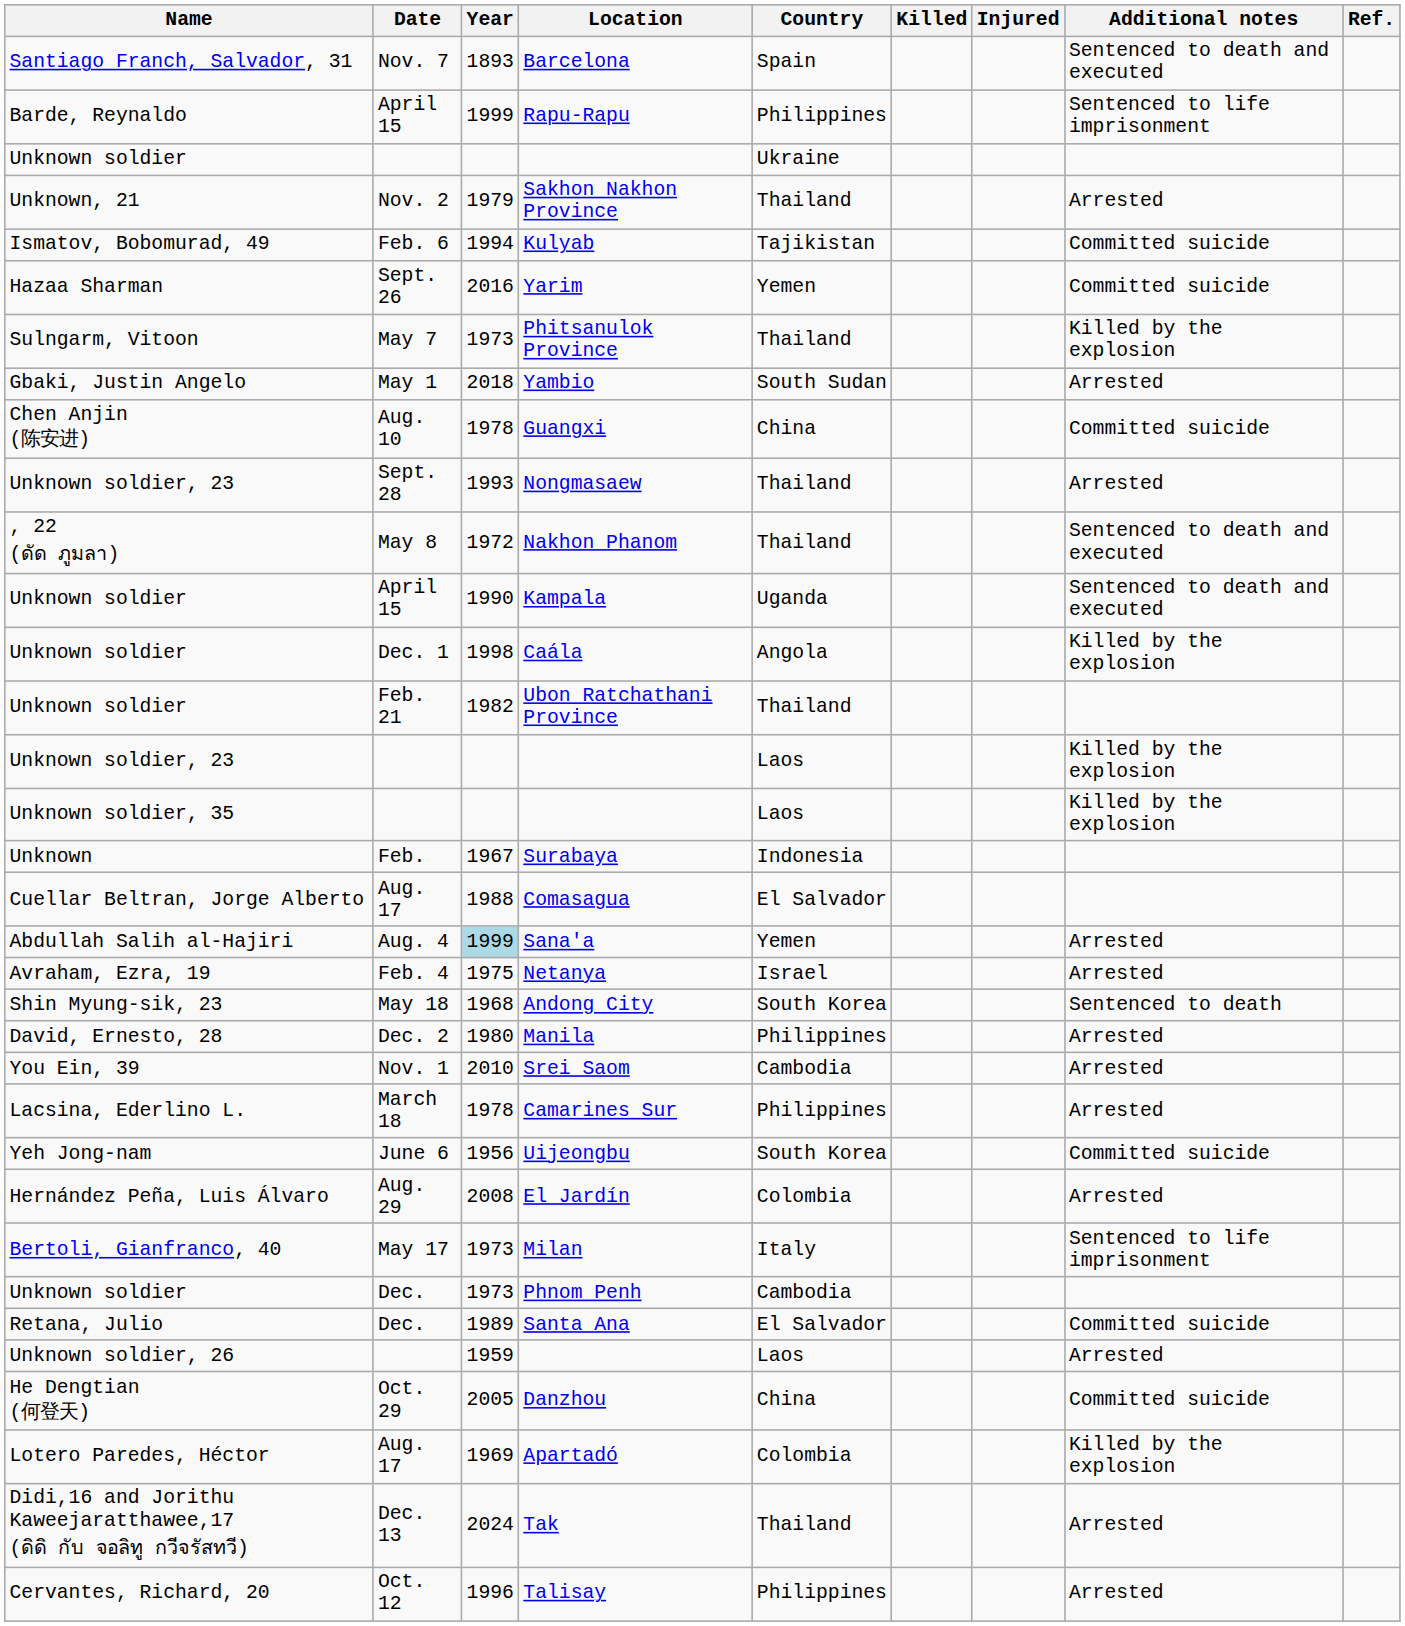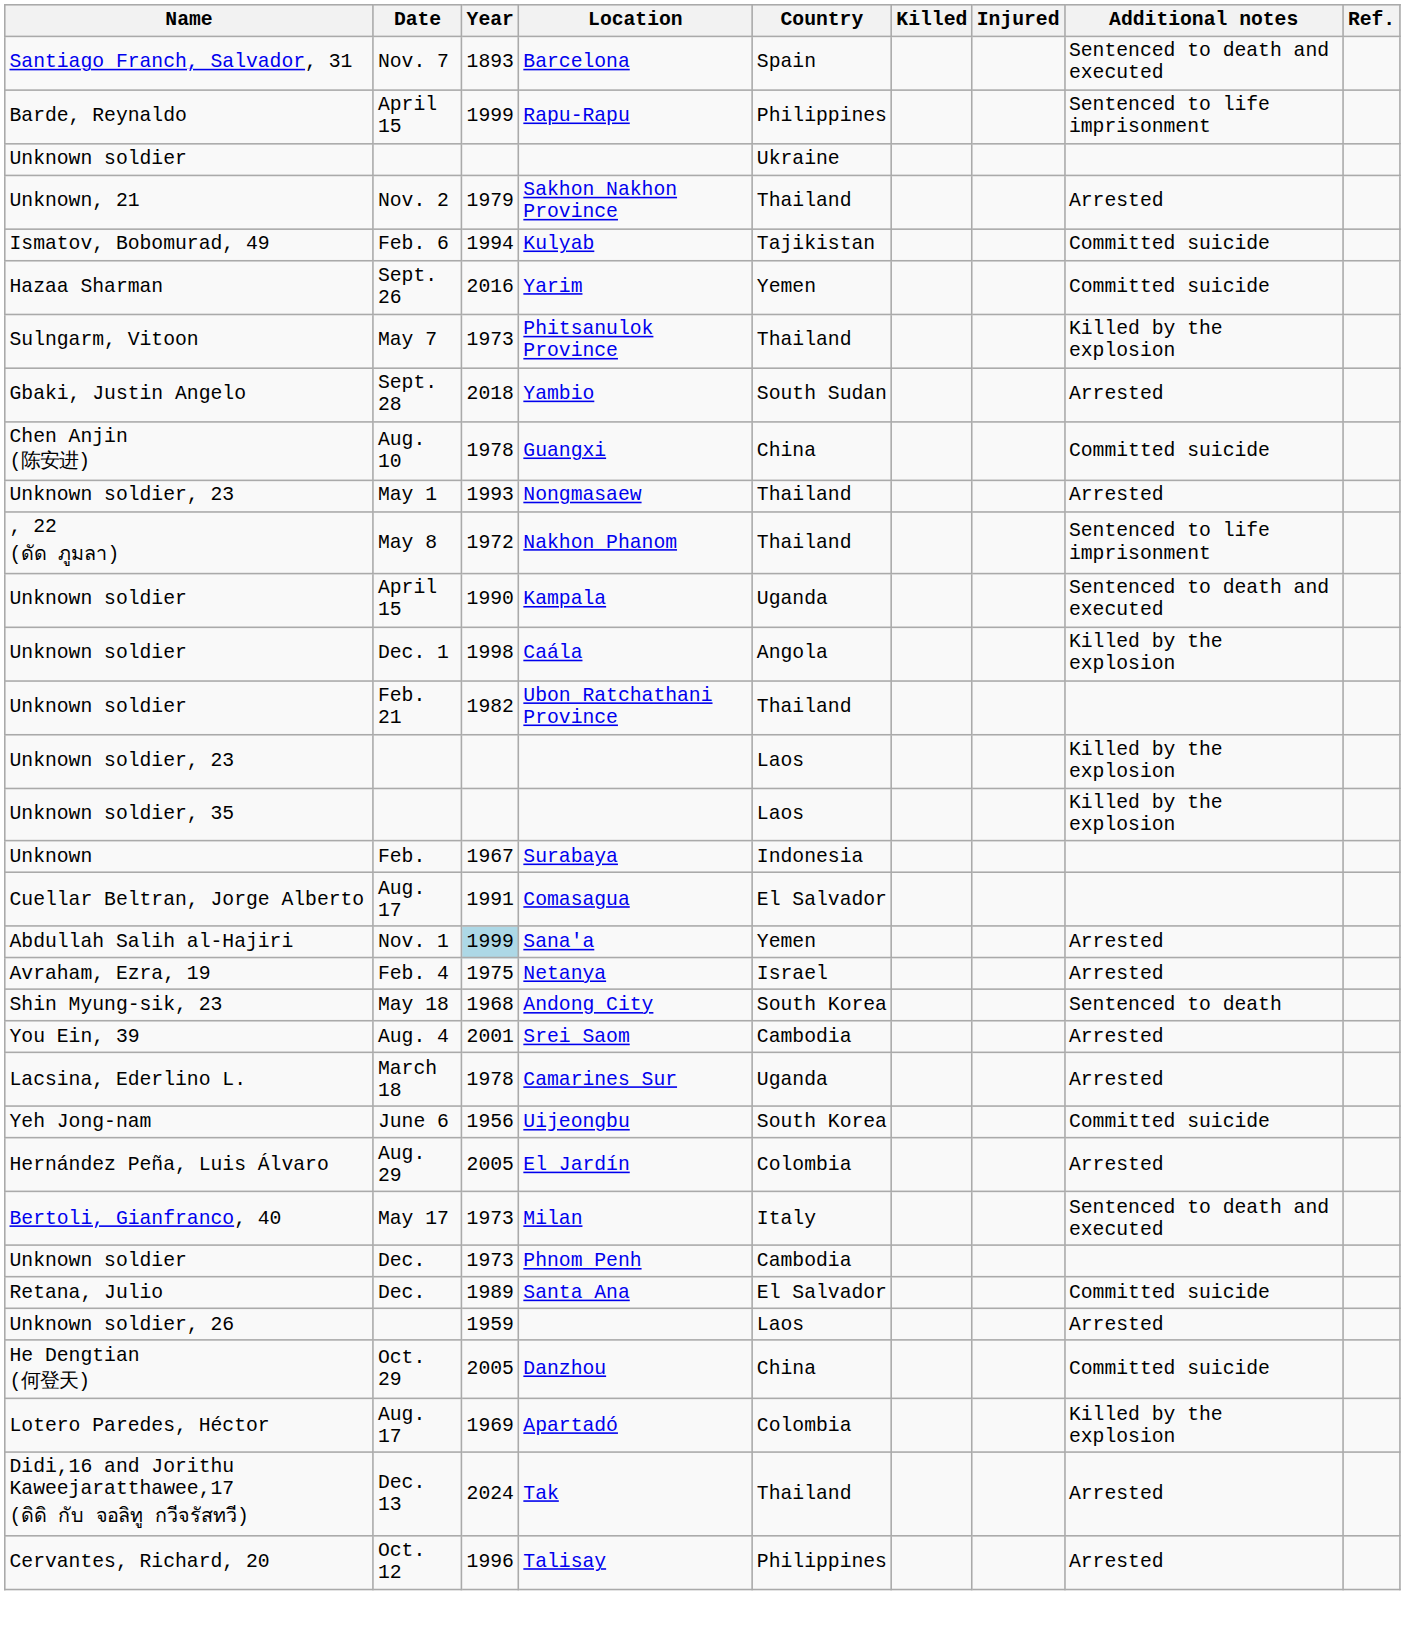(407, 384) May 1 -> (407, 395) Sept. 28
(407, 485) Sept. 28 -> (407, 496) May 1
(1199, 543) Sentenced to death and executed -> (1169, 543) Sentenced to life imprisonment
(490, 900) 1988 -> (490, 900) 1991
(413, 943) Aug. 4 -> (413, 943) Nov. 1
- row: (116, 1037)
(413, 1069) Nov. 1 -> (413, 1037) Aug. 4
(490, 1069) 2010 -> (490, 1037) 2001
(822, 1112) Philippines -> (792, 1080) Uganda
(490, 1197) 2008 -> (490, 1165) 2005
(1169, 1251) Sentenced to life imprisonment -> (1199, 1219) Sentenced to death and executed
